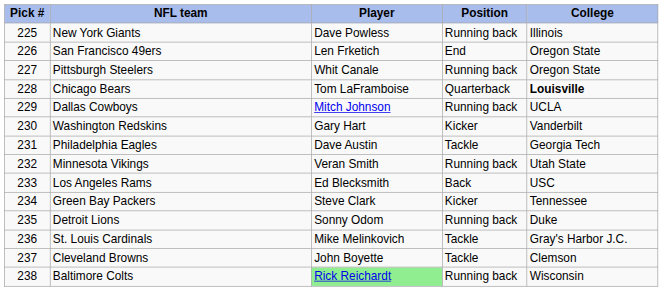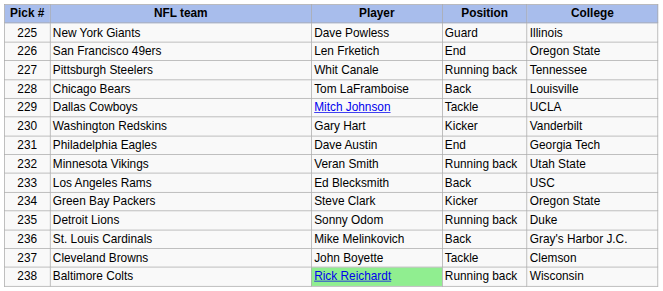(481, 32) Running back -> (461, 32) Guard
(565, 70) Oregon State -> (558, 70) Tennessee
(477, 88) Quarterback -> (458, 88) Back
(557, 88) bold -> (554, 88) normal
(481, 107) Running back -> (462, 107) Tackle
(462, 145) Tackle -> (455, 145) End
(558, 201) Tennessee -> (565, 201) Oregon State
(462, 239) Tackle -> (458, 239) Back
